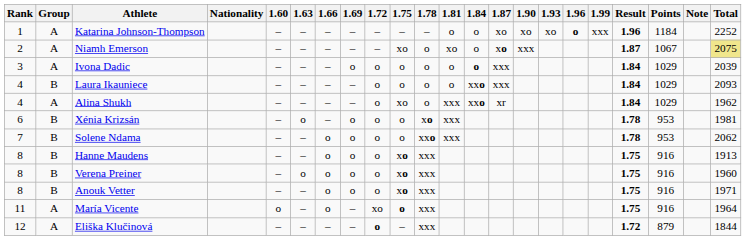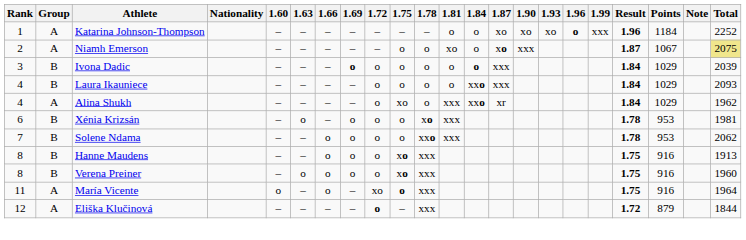(402, 48) xo -> (402, 48) o
(54, 66) A -> (54, 66) B
(353, 66) normal -> (353, 66) bold
- row: (105, 191)
